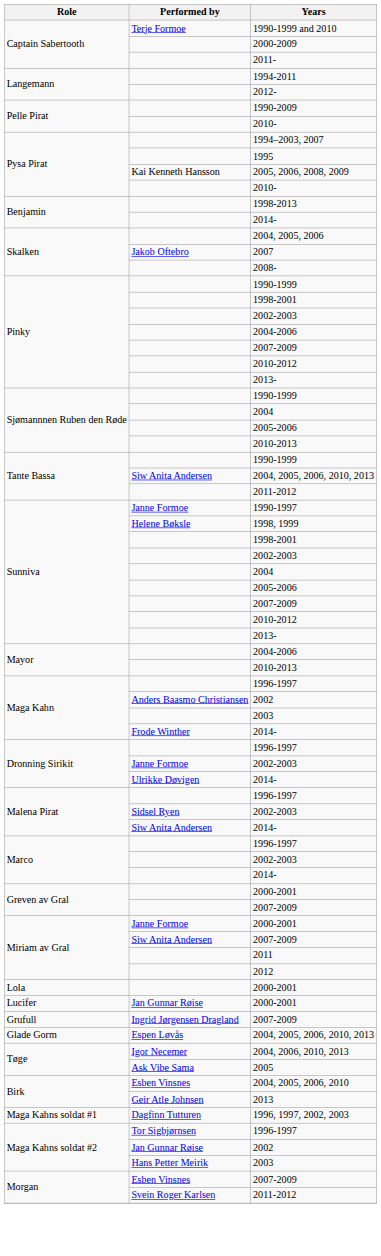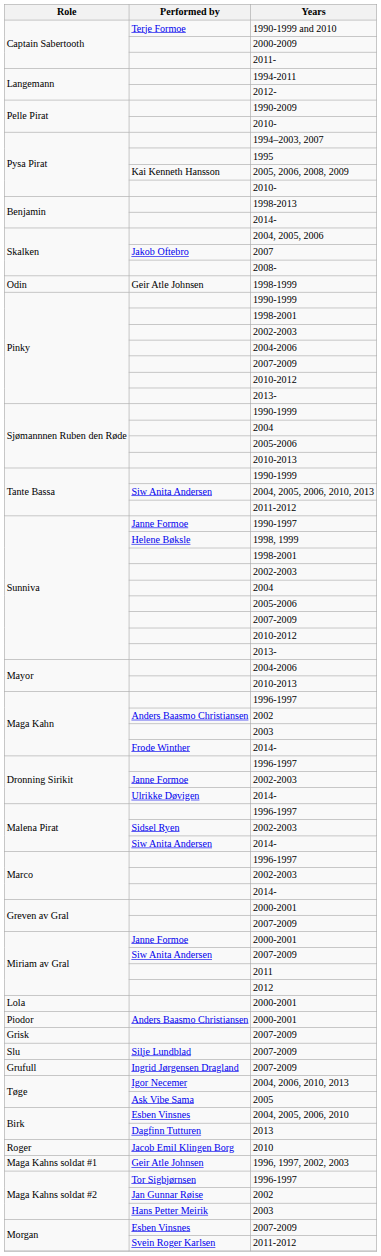+ row: (17, 284)
- row: (21, 1003)
+ row: (20, 1019)
+ row: (18, 1035)
+ row: (13, 1051)
- row: (32, 1035)
(168, 1099) Geir Atle Johnsen -> (166, 1131) Dagfinn Tutturen
+ row: (19, 1147)
(166, 1115) Dagfinn Tutturen -> (168, 1163) Geir Atle Johnsen
